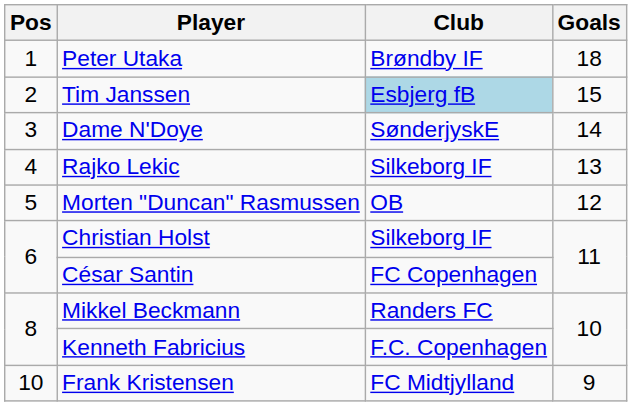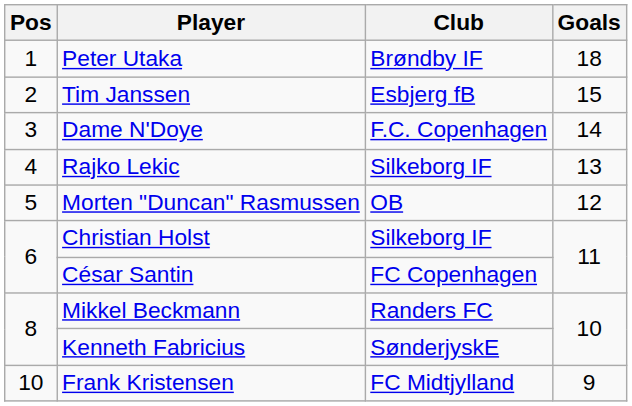(423, 94) lightblue background -> (423, 94) no background
(435, 130) SønderjyskE -> (459, 130) F.C. Copenhagen
(459, 346) F.C. Copenhagen -> (435, 346) SønderjyskE
